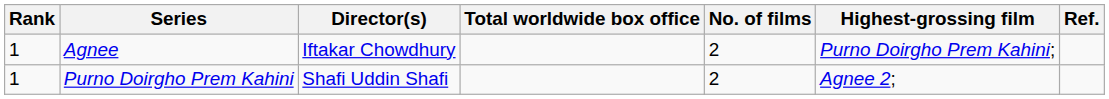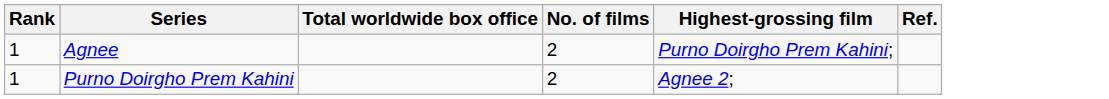- column: (379, 19)
